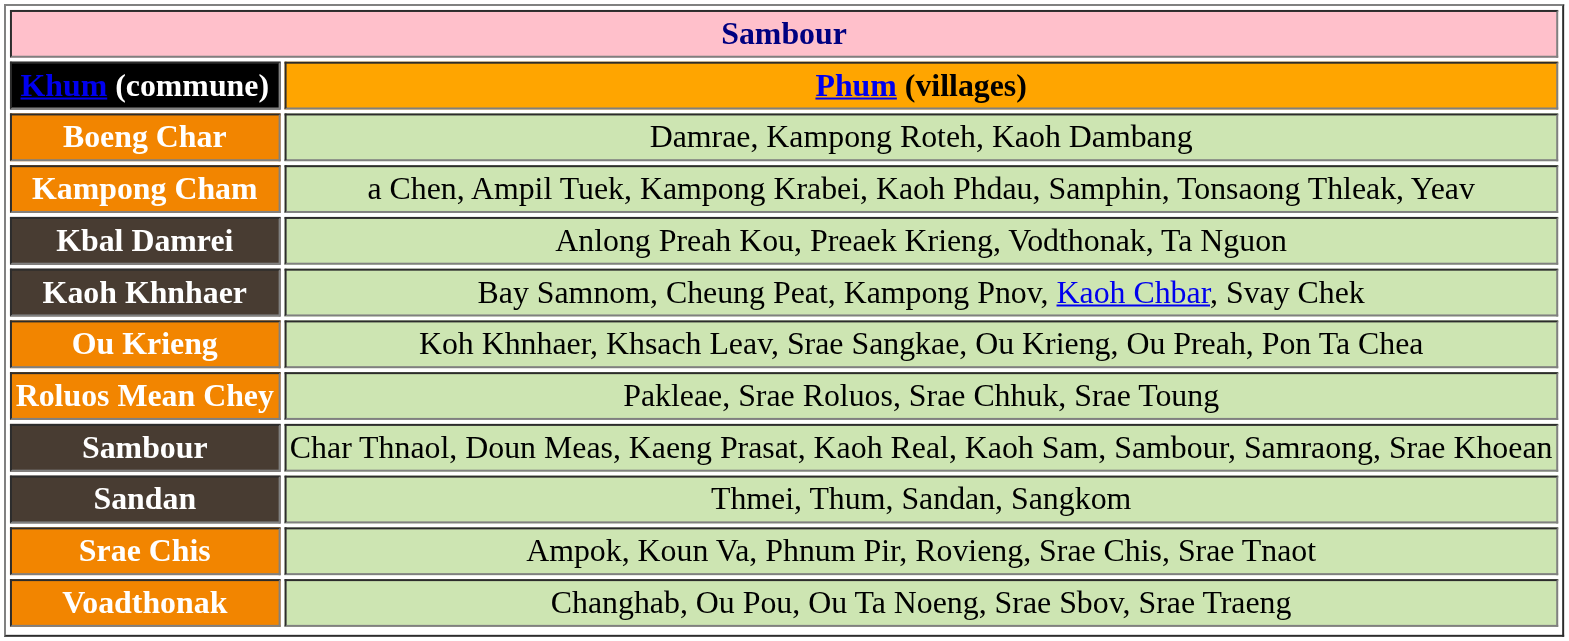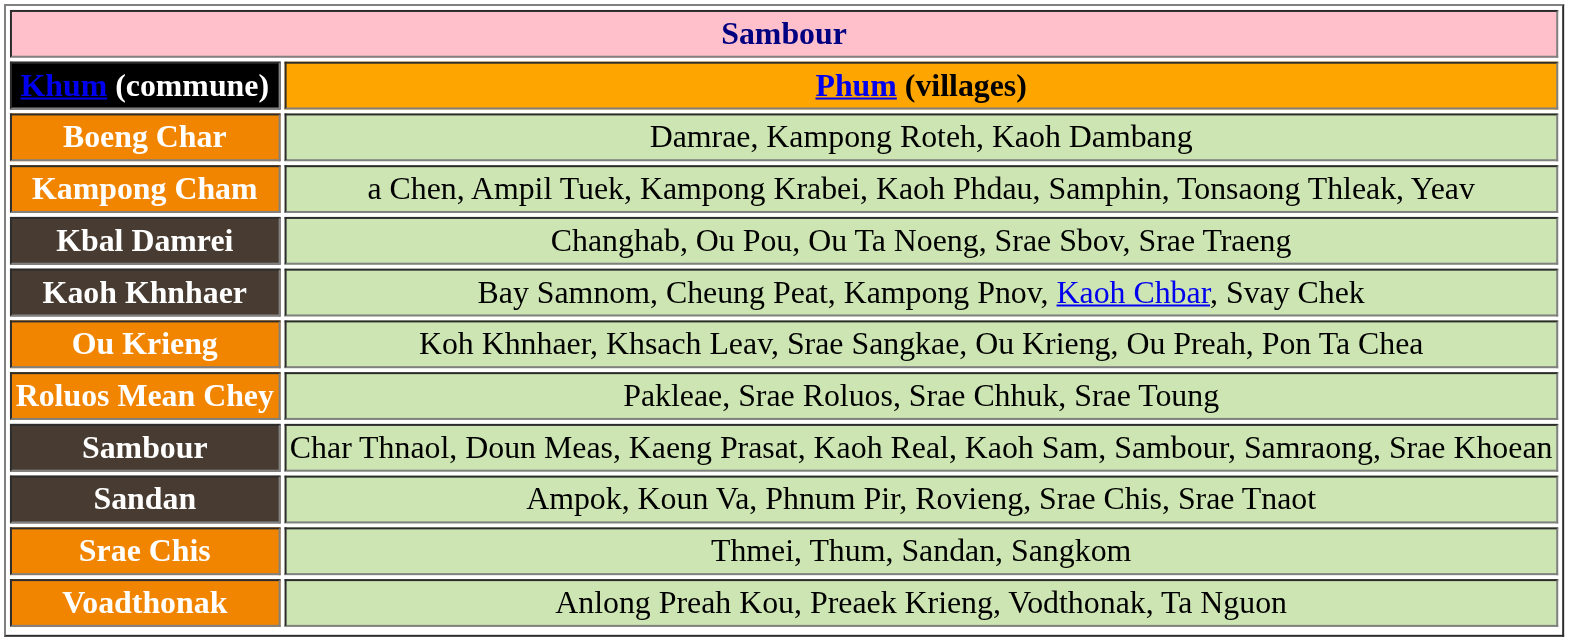(921, 240) Anlong Preah Kou, Preaek Krieng, Vodthonak, Ta Nguon -> (921, 240) Changhab, Ou Pou, Ou Ta Noeng, Srae Sbov, Srae Traeng
(921, 499) Thmei, Thum, Sandan, Sangkom -> (921, 499) Ampok, Koun Va, Phnum Pir, Rovieng, Srae Chis, Srae Tnaot
(921, 550) Ampok, Koun Va, Phnum Pir, Rovieng, Srae Chis, Srae Tnaot -> (921, 550) Thmei, Thum, Sandan, Sangkom
(921, 602) Changhab, Ou Pou, Ou Ta Noeng, Srae Sbov, Srae Traeng -> (921, 602) Anlong Preah Kou, Preaek Krieng, Vodthonak, Ta Nguon
